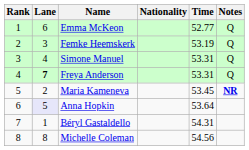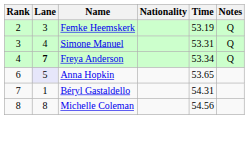- row: (92, 28)
(203, 75) 53.31 -> (203, 59) 53.34
- row: (95, 91)
(203, 106) 53.64 -> (203, 75) 53.65
